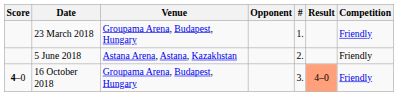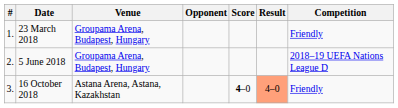columns swapped: (300, 12) <-> (18, 12)
(170, 56) Astana Arena, Astana, Kazakhstan -> (112, 62) Groupama Arena, Budapest, Hungary
(356, 56) Friendly -> (337, 62) 2018–19 UEFA Nations League D
(158, 78) Groupama Arena, Budapest, Hungary -> (118, 89) Astana Arena, Astana, Kazakhstan
